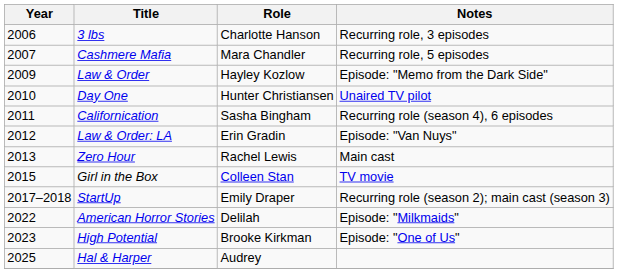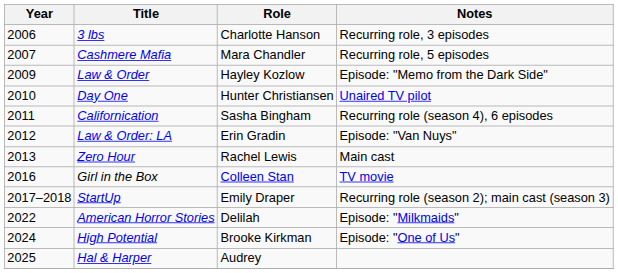(22, 177) 2015 -> (22, 177) 2016
(22, 237) 2023 -> (22, 237) 2024
